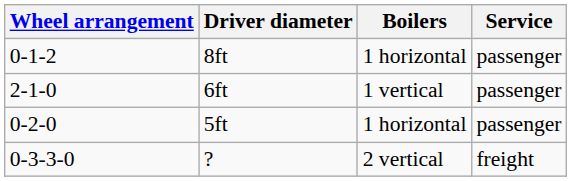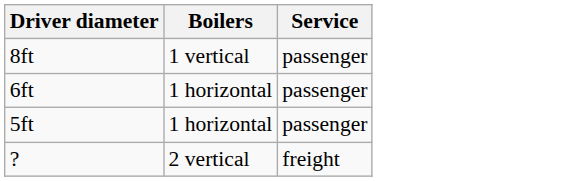- column: (102, 21)
(415, 55) 1 horizontal -> (209, 55) 1 vertical
(403, 90) 1 vertical -> (220, 90) 1 horizontal
